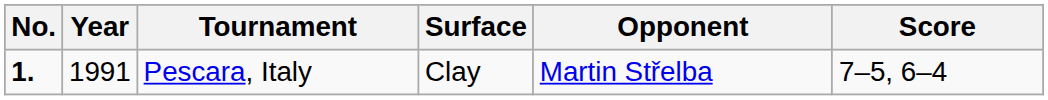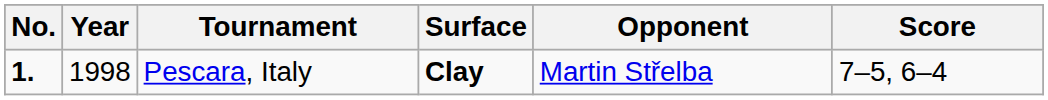(100, 71) 1991 -> (100, 71) 1998
(453, 71) normal -> (454, 71) bold
